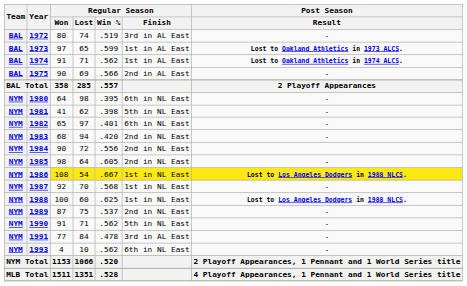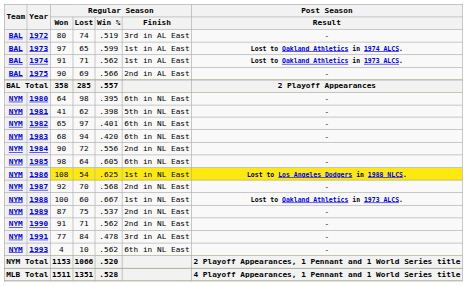(327, 49) Lost to Oakland Athletics in 1973 ALCS. -> (327, 49) Lost to Oakland Athletics in 1974 ALCS.
(327, 61) Lost to Oakland Athletics in 1974 ALCS. -> (327, 61) Lost to Oakland Athletics in 1973 ALCS.
(157, 137) 2nd in NL East -> (157, 137) 6th in NL East
(157, 162) 2nd in NL East -> (157, 162) 6th in NL East
(109, 174) .667 -> (109, 174) .625
(157, 187) 1st in NL East -> (157, 187) 2nd in NL East
(109, 199) .625 -> (109, 199) .667
(327, 199) Lost to Los Angeles Dodgers in 1988 NLCS. -> (327, 199) Lost to Oakland Athletics in 1973 ALCS.
(157, 224) 5th in NL East -> (157, 224) 2nd in NL East
